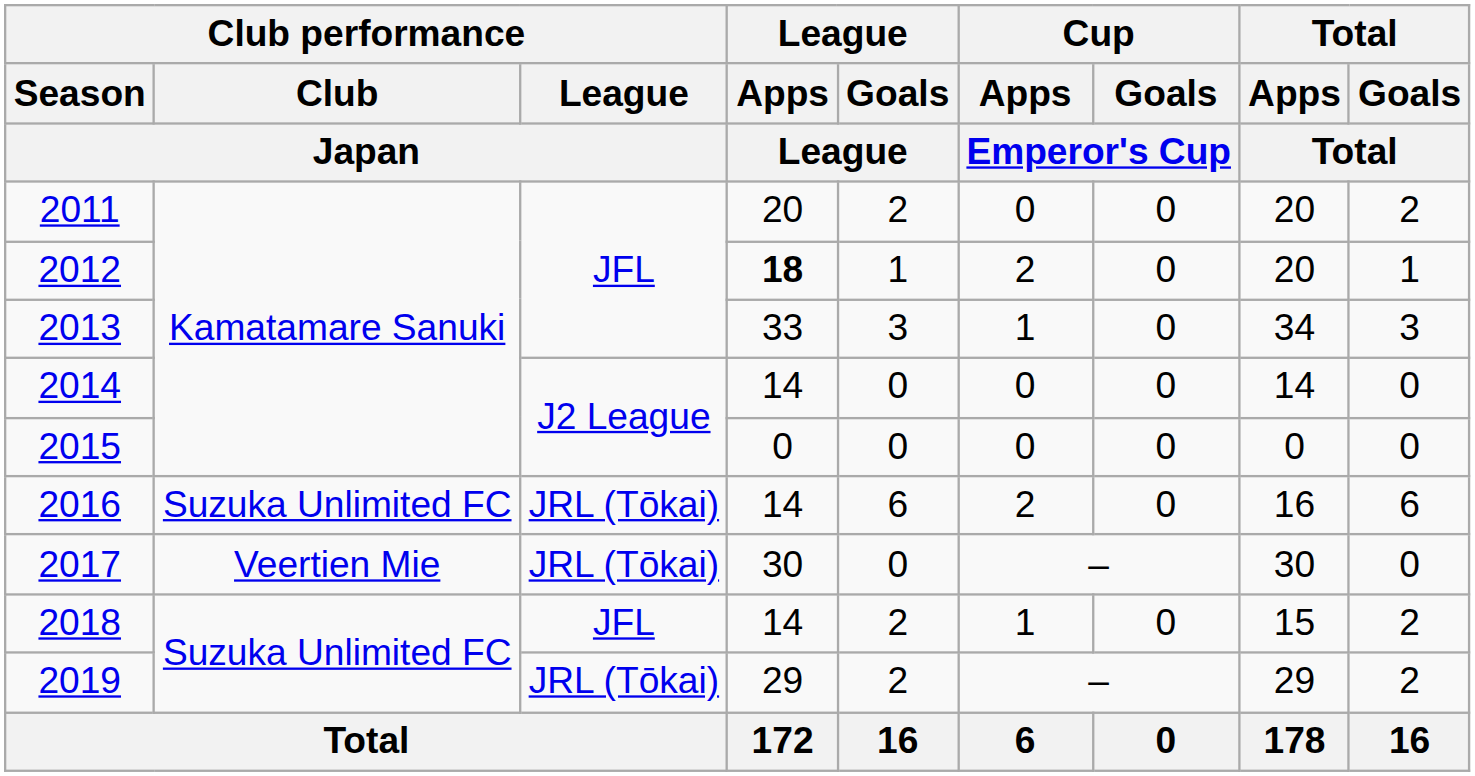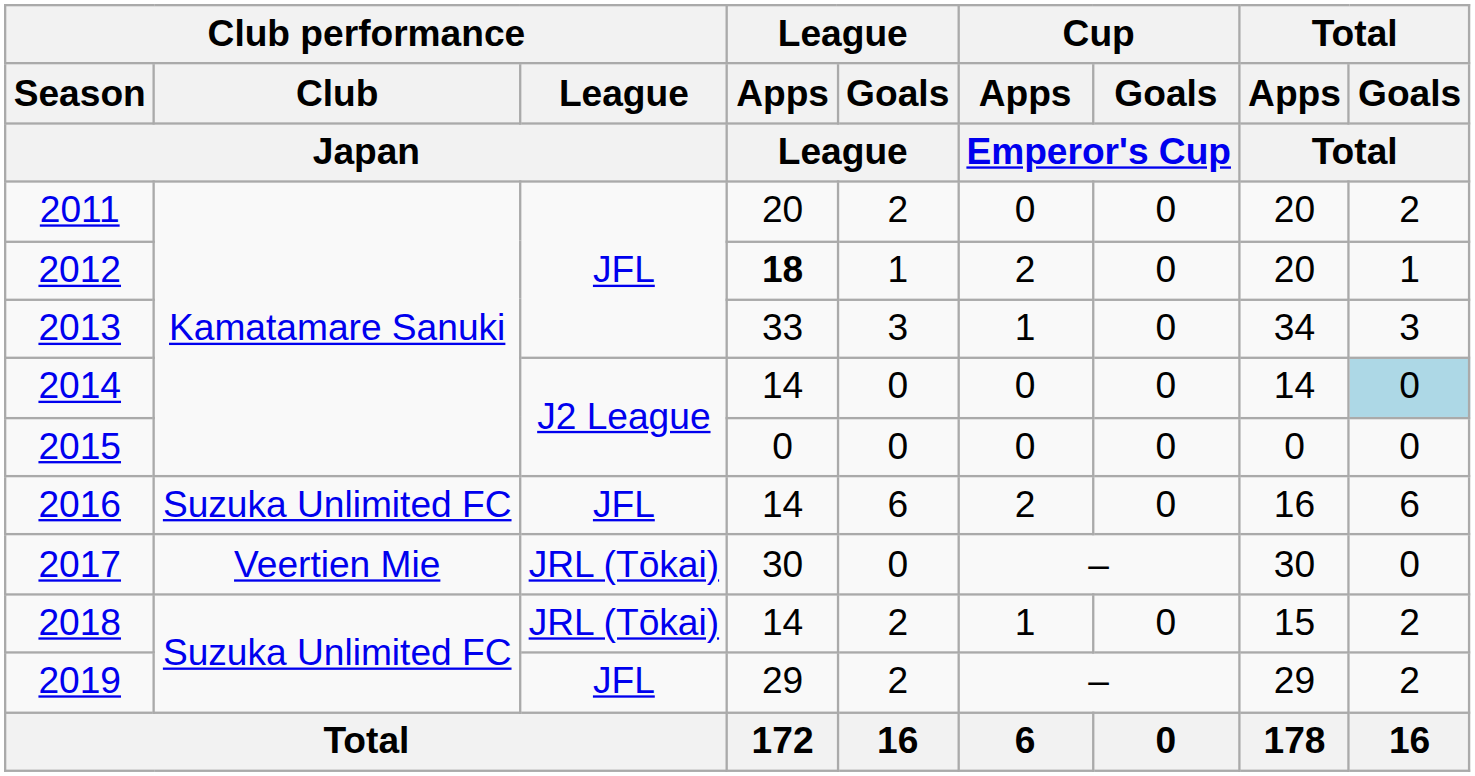(1410, 387) no background -> (1410, 387) lightblue background
(624, 504) JRL (Tōkai) -> (624, 504) JFL
(624, 622) JFL -> (624, 622) JRL (Tōkai)
(624, 681) JRL (Tōkai) -> (624, 681) JFL
